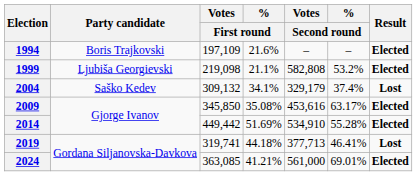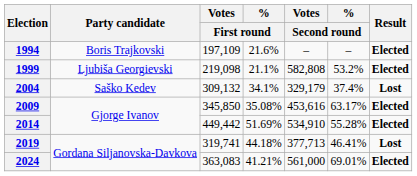(221, 161) 363,085 -> (221, 161) 363,083
